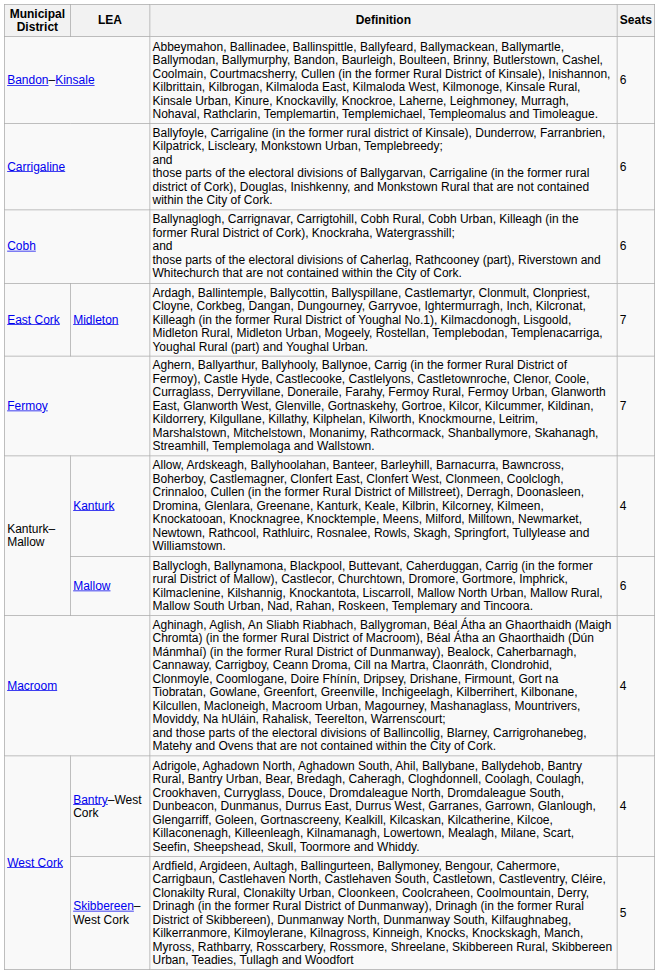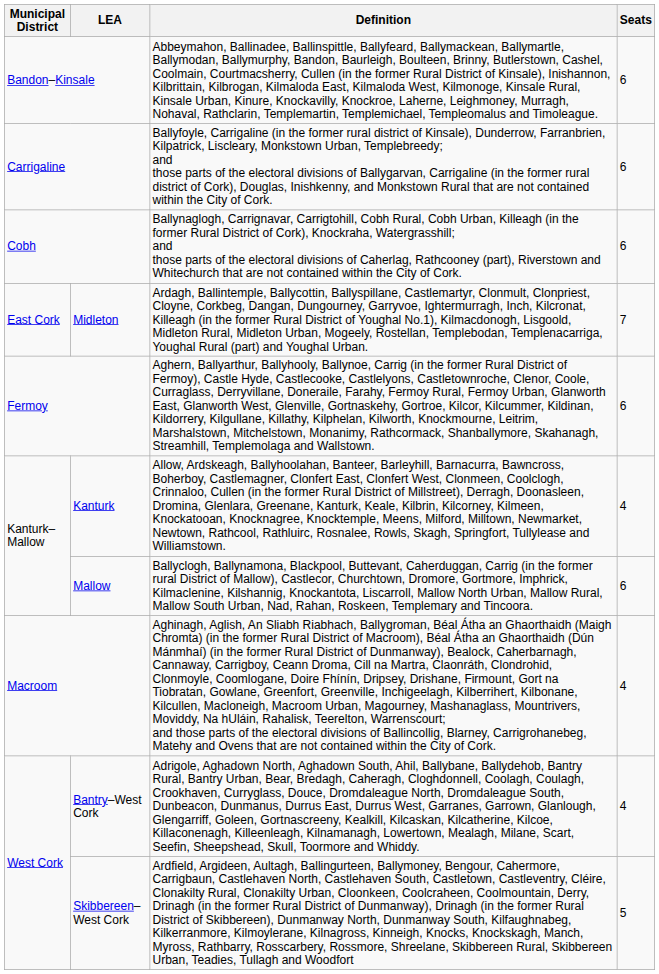(623, 406) 7 -> (623, 406) 6
